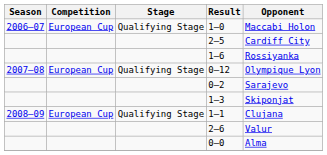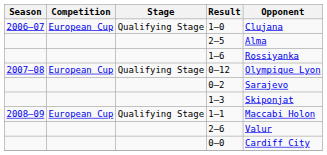(280, 26) Maccabi Holon -> (264, 26) Clujana
(277, 41) Cardiff City -> (256, 41) Alma
(264, 114) Clujana -> (280, 114) Maccabi Holon
(256, 143) Alma -> (277, 143) Cardiff City
